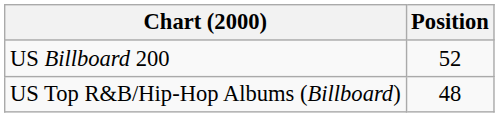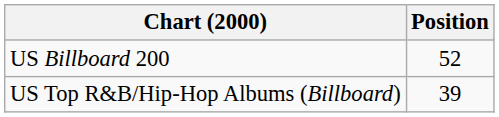(450, 93) 48 -> (450, 93) 39
